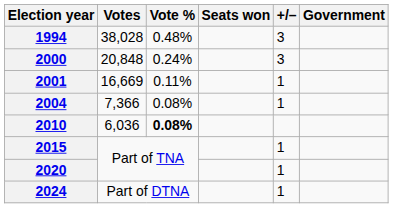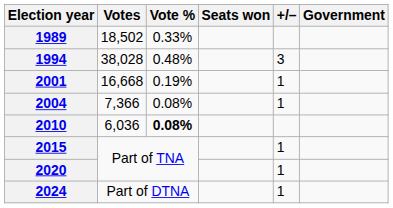+ row: (51, 37)
- row: (51, 59)
(122, 81) 16,669 -> (122, 81) 16,668
(172, 81) 0.11% -> (172, 81) 0.19%
